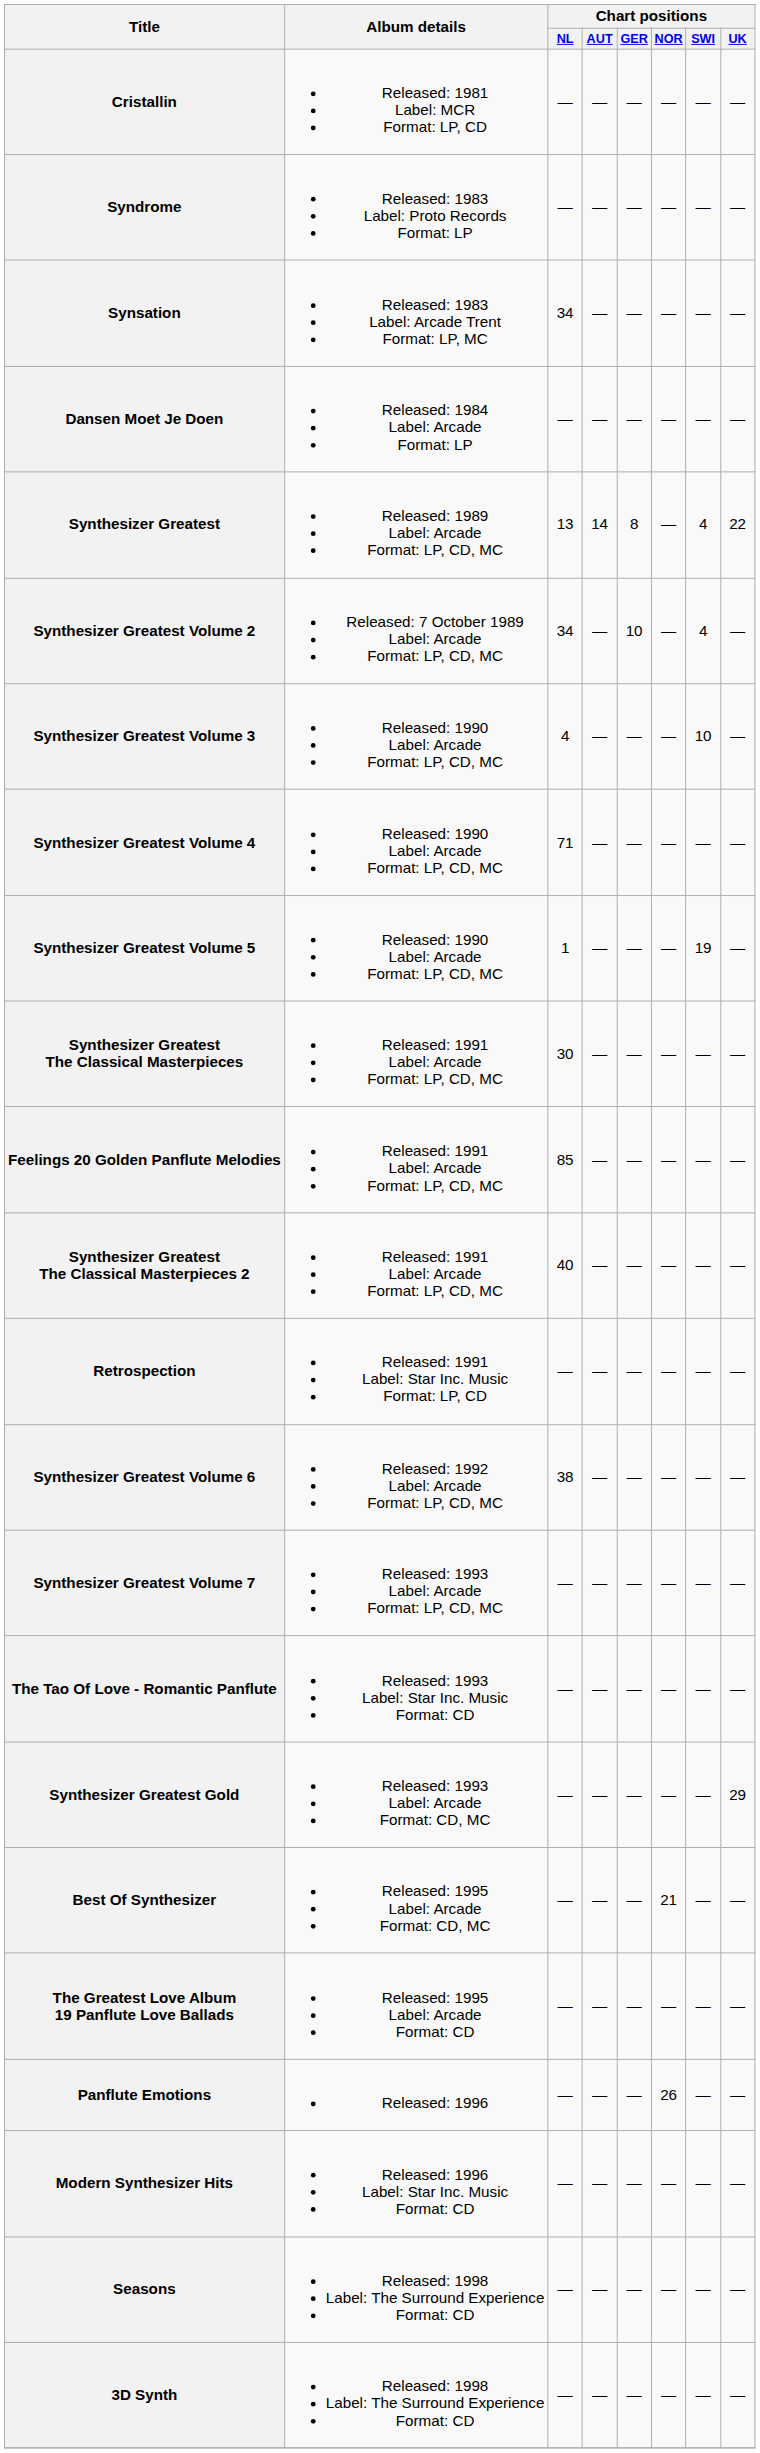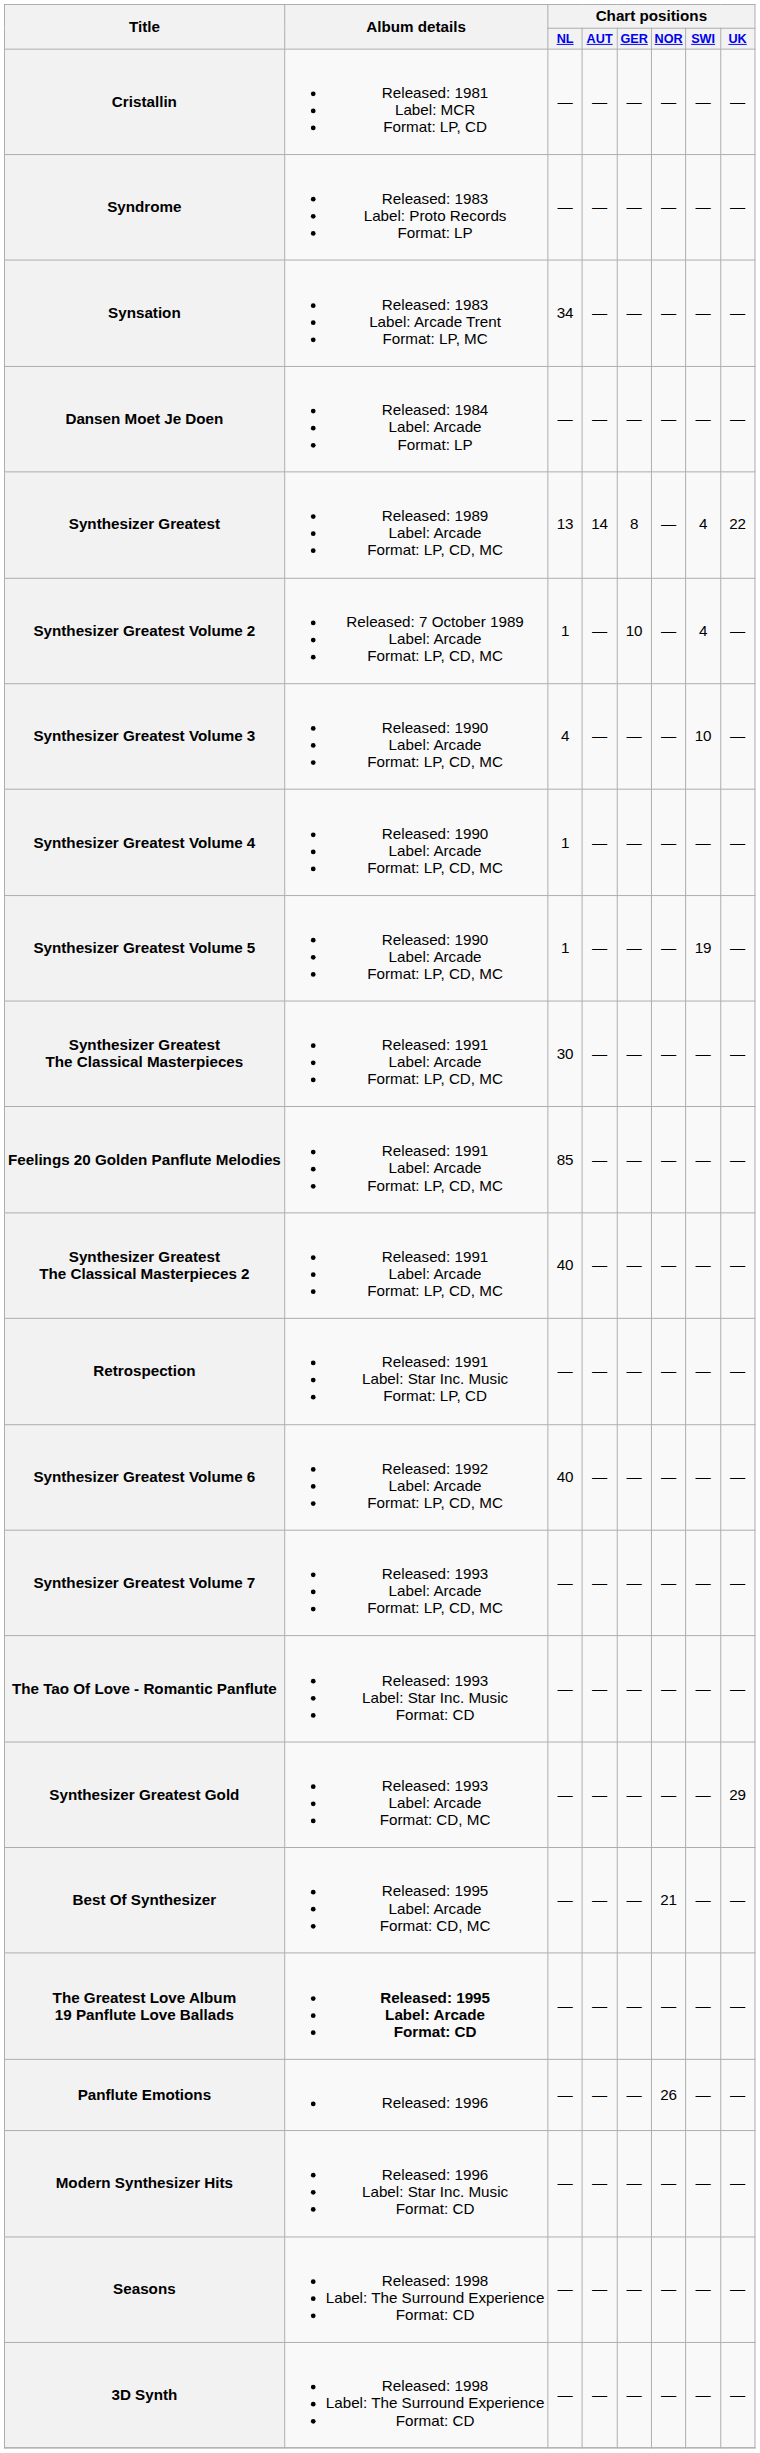(565, 630) 34 -> (565, 630) 1
(565, 842) 71 -> (565, 842) 1
(565, 1477) 38 -> (565, 1477) 40
(416, 2015) normal -> (416, 2015) bold
